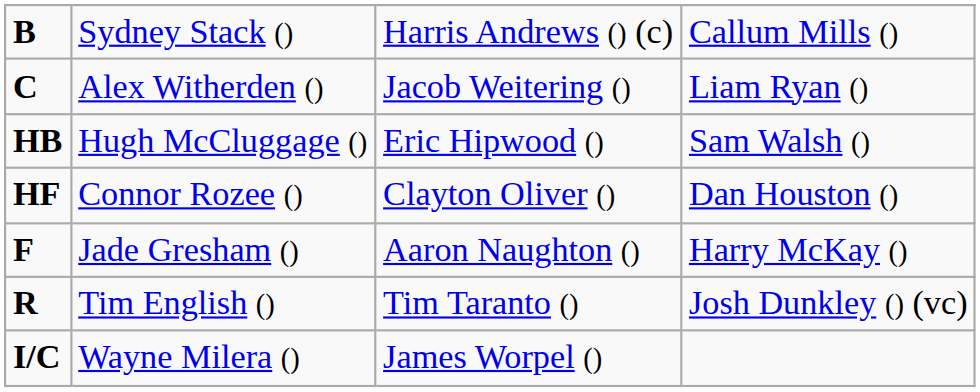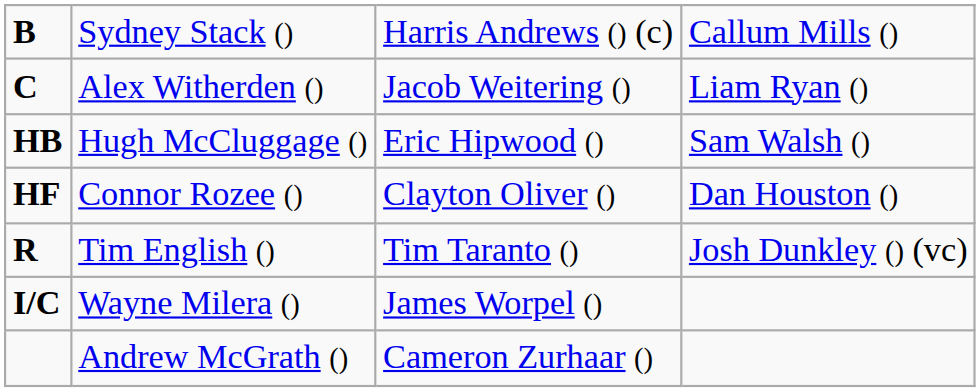- row: (189, 248)
+ row: (213, 357)
